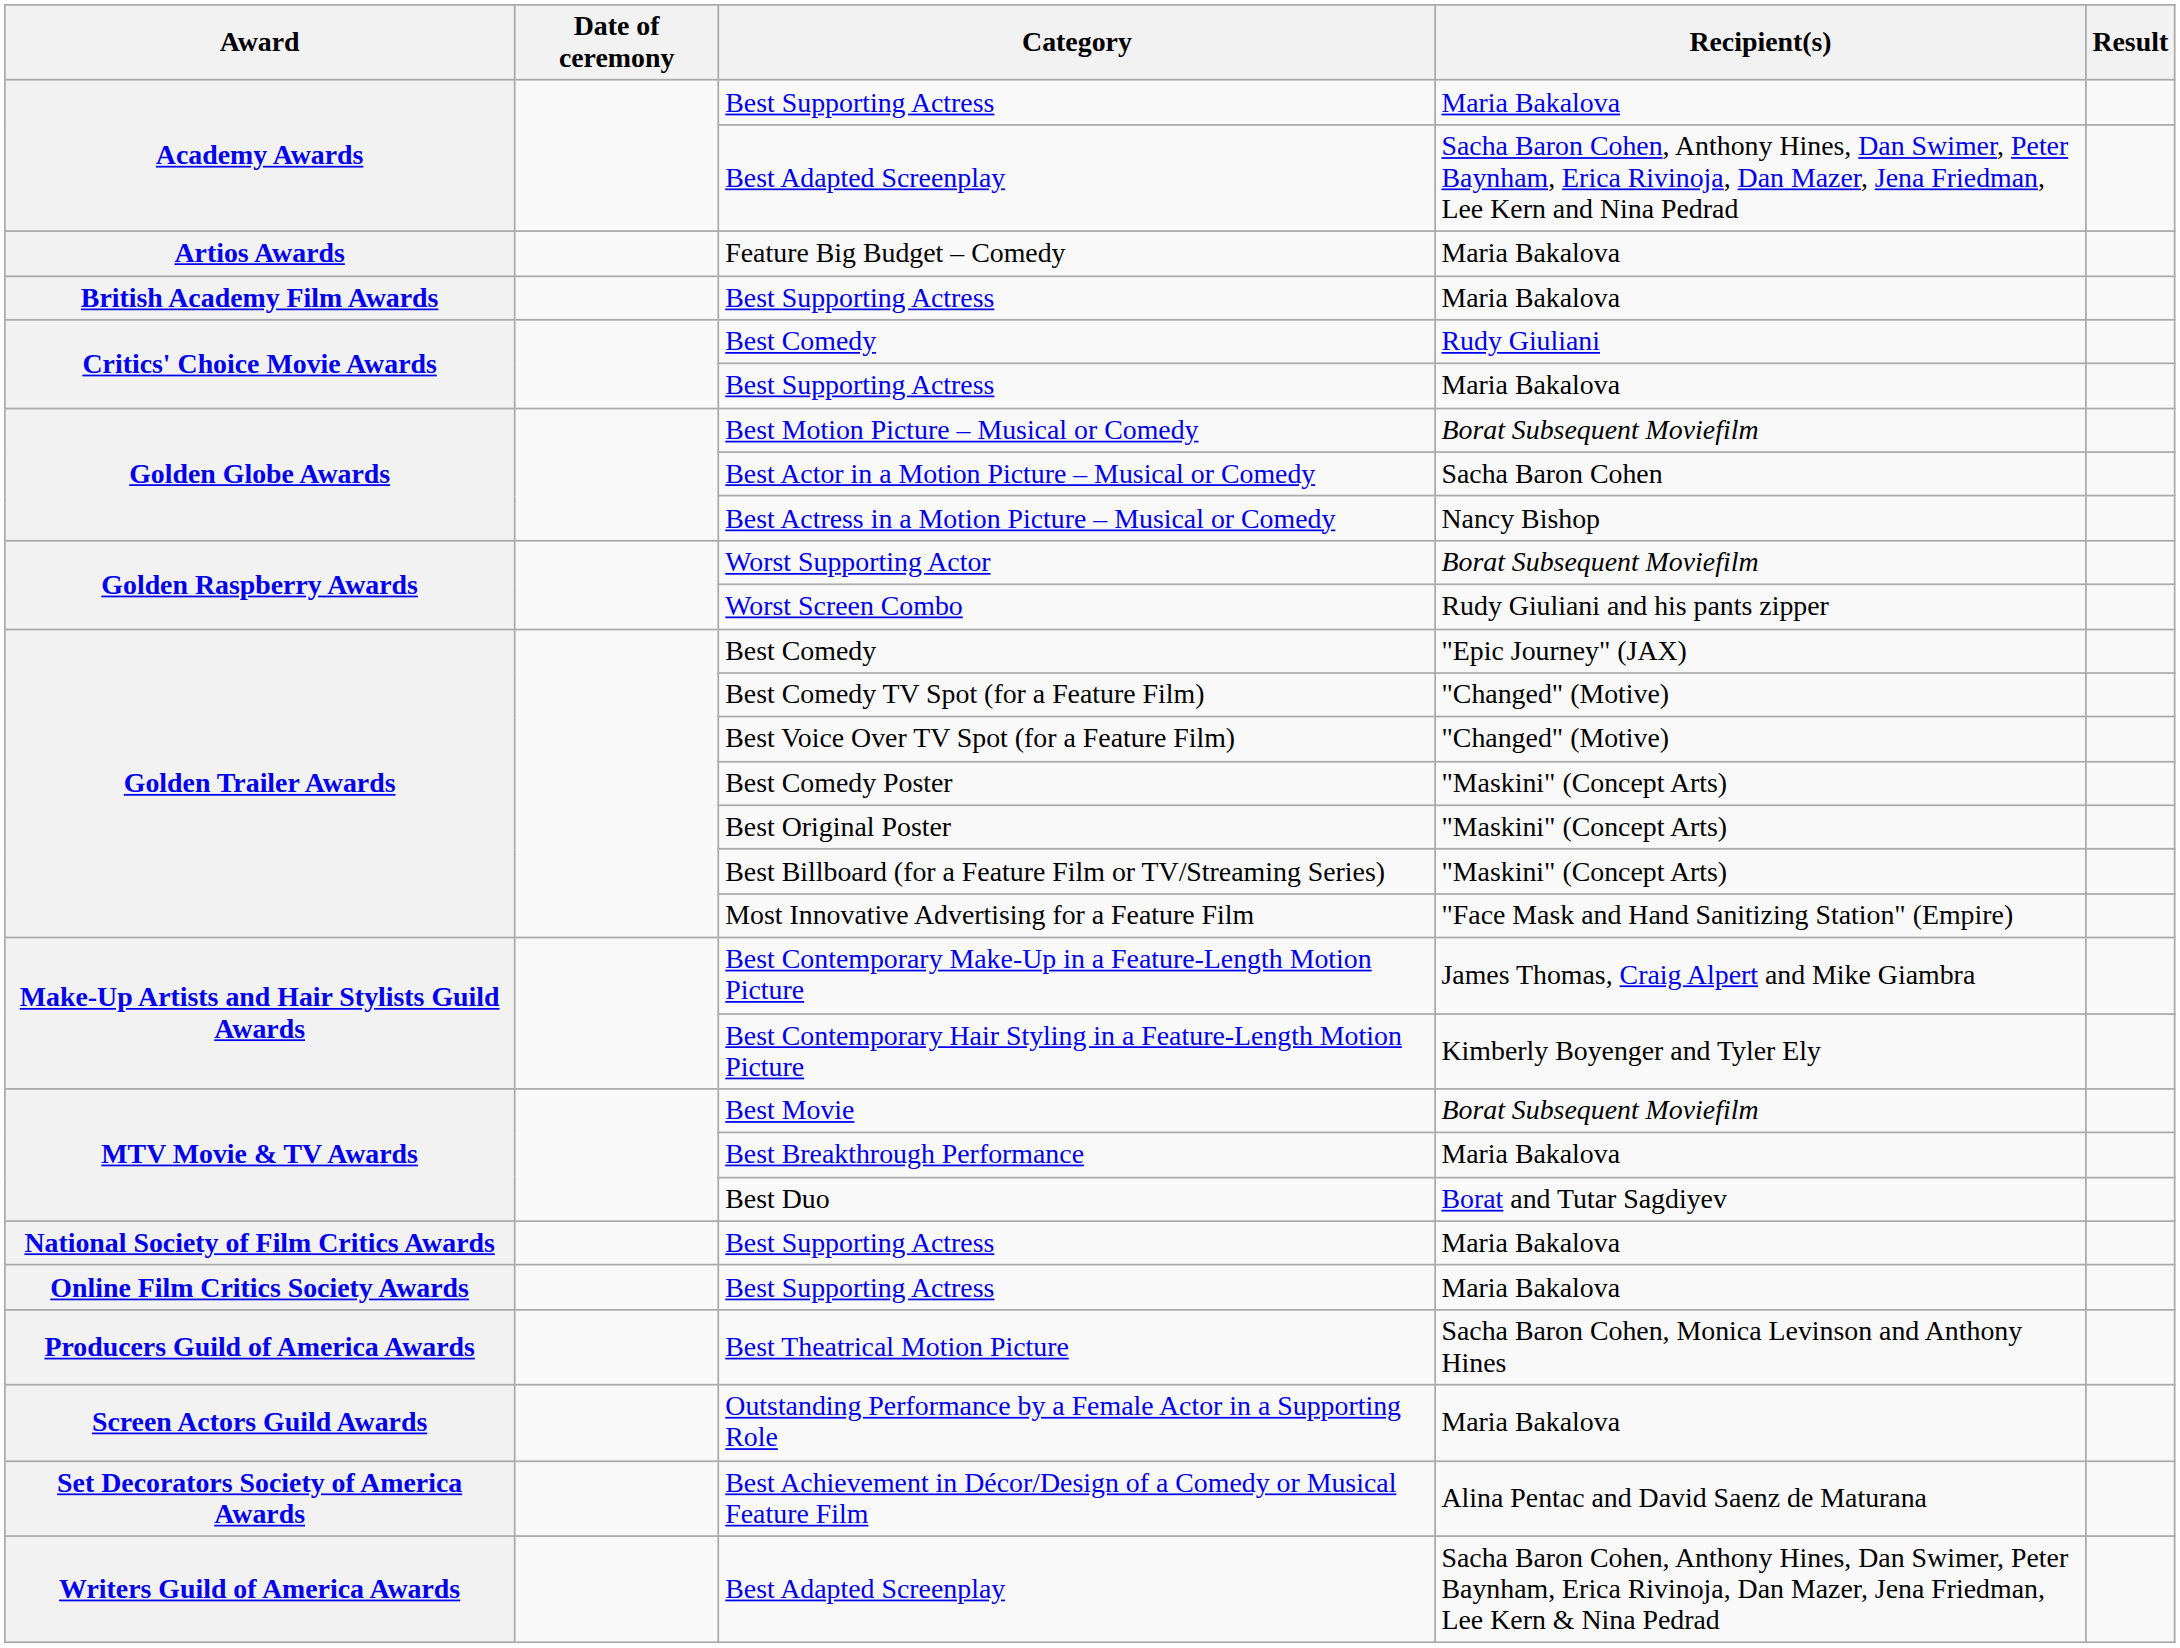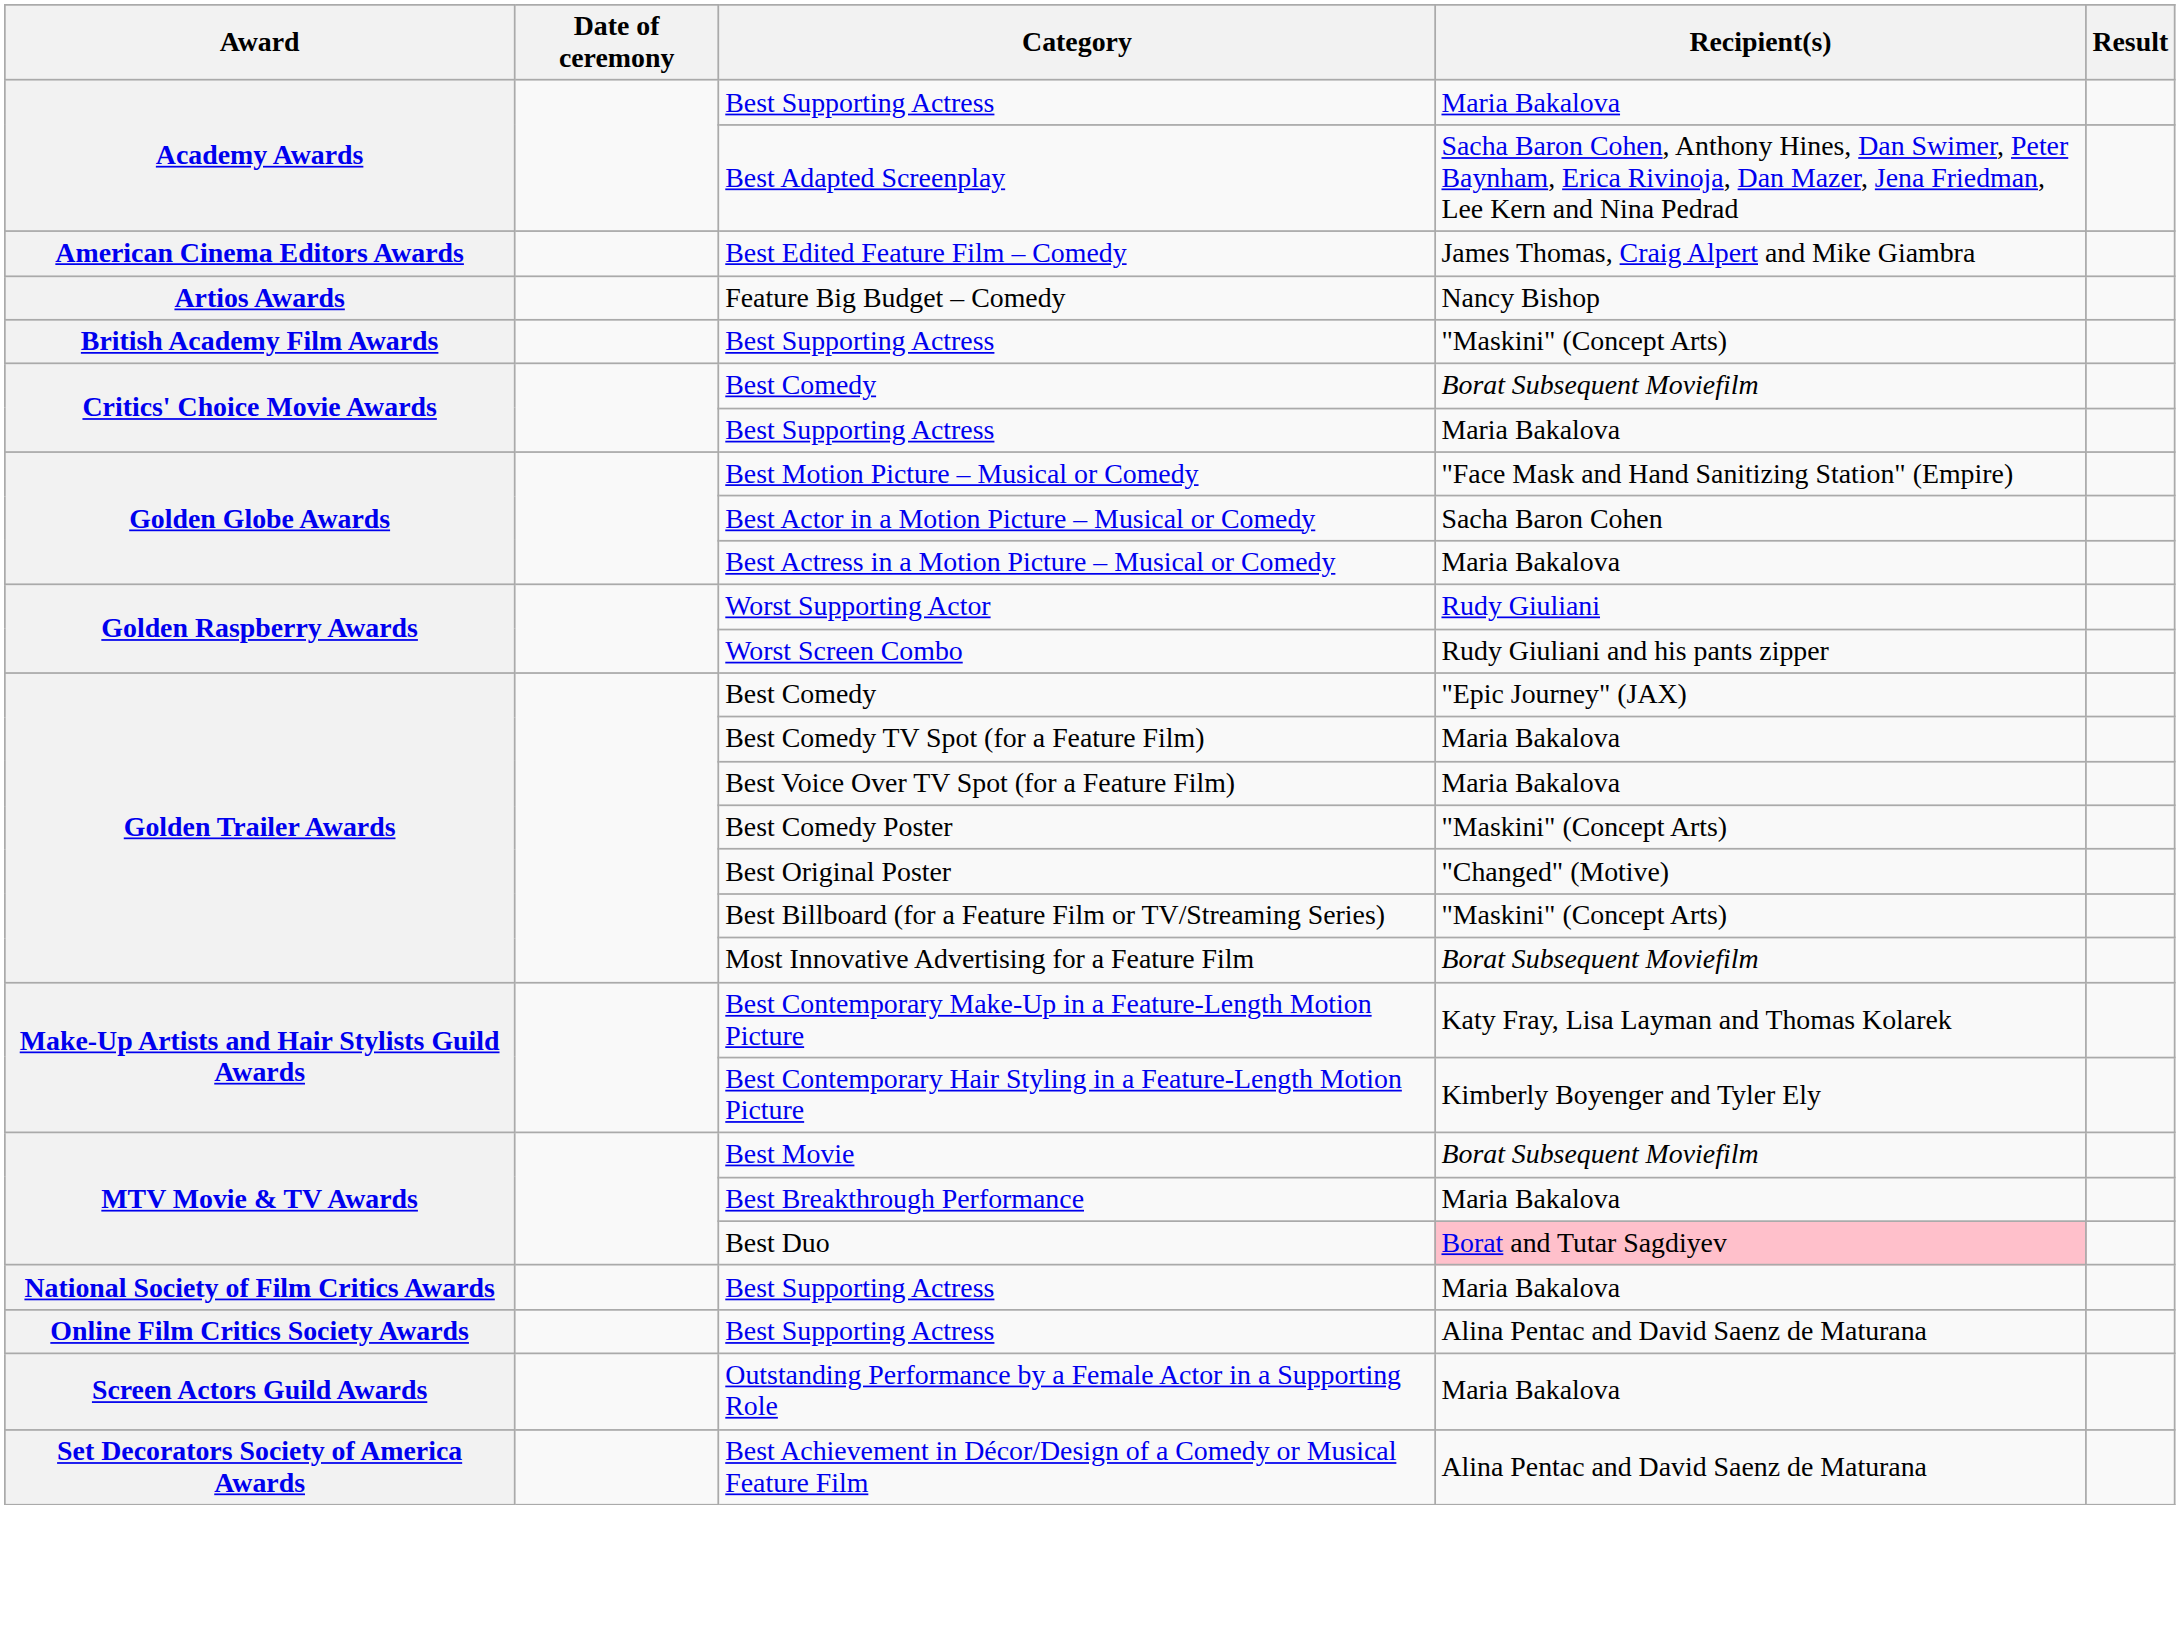+ row: (260, 252)
(1531, 252) Maria Bakalova -> (1521, 297) Nancy Bishop
(1531, 297) Maria Bakalova -> (1584, 341) "Maskini" (Concept Arts)
(1521, 341) Rudy Giuliani -> (1600, 385) Borat Subsequent Moviefilm
(1600, 429) Borat Subsequent Moviefilm -> (1727, 473) "Face Mask and Hand Sanitizing Station" (Empire)
(1521, 517) Nancy Bishop -> (1531, 562) Maria Bakalova
(1600, 562) Borat Subsequent Moviefilm -> (1521, 606) Rudy Giuliani
(1555, 694) "Changed" (Motive) -> (1531, 738) Maria Bakalova
(1555, 738) "Changed" (Motive) -> (1531, 782) Maria Bakalova
(1584, 826) "Maskini" (Concept Arts) -> (1555, 871) "Changed" (Motive)
(1727, 915) "Face Mask and Hand Sanitizing Station" (Empire) -> (1600, 959) Borat Subsequent Moviefilm
(1708, 975) James Thomas, Craig Alpert and Mike Giambra -> (1697, 1019) Katy Fray, Lisa Layman and Thomas Kolarek
(1584, 1198) no background -> (1584, 1242) pink background
(1531, 1286) Maria Bakalova -> (1684, 1331) Alina Pentac and David Saenz de Maturana
- row: (260, 1346)
- row: (260, 1588)
